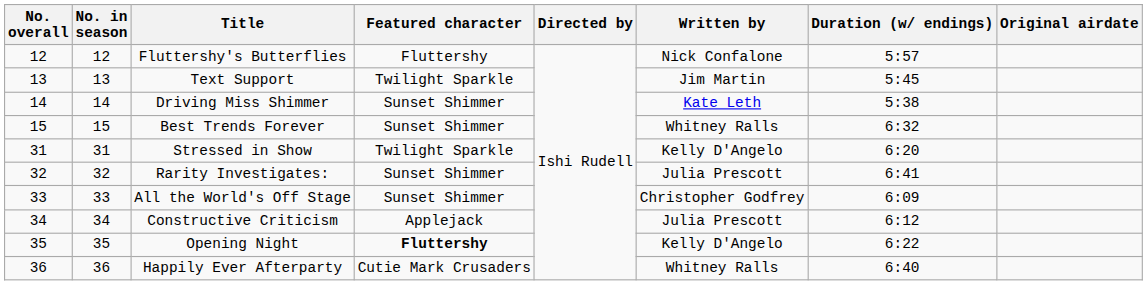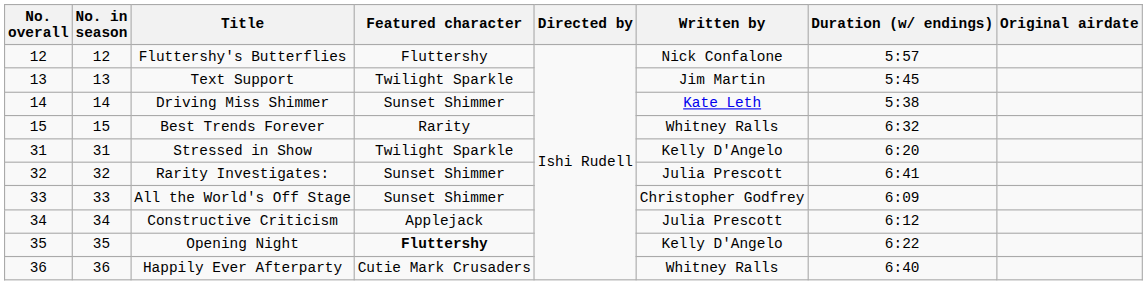(444, 127) Sunset Shimmer -> (444, 127) Rarity
